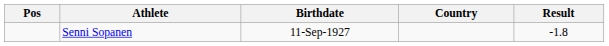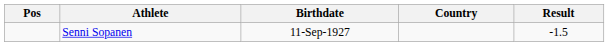(558, 32) -1.8 -> (558, 32) -1.5
